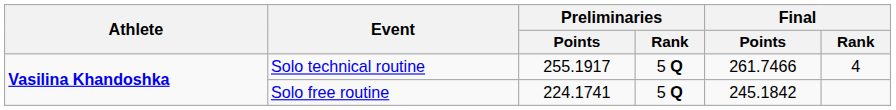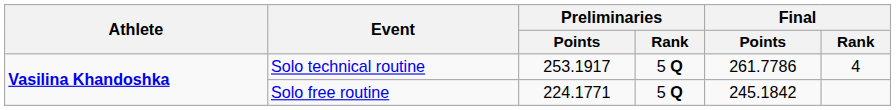(577, 67) 255.1917 -> (577, 67) 253.1917
(763, 67) 261.7466 -> (763, 67) 261.7786
(577, 93) 224.1741 -> (577, 93) 224.1771
